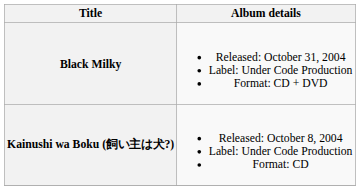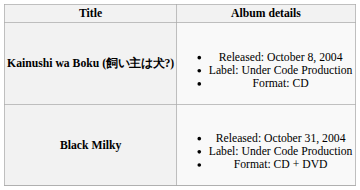rows swapped: (91, 144) <-> (91, 63)
